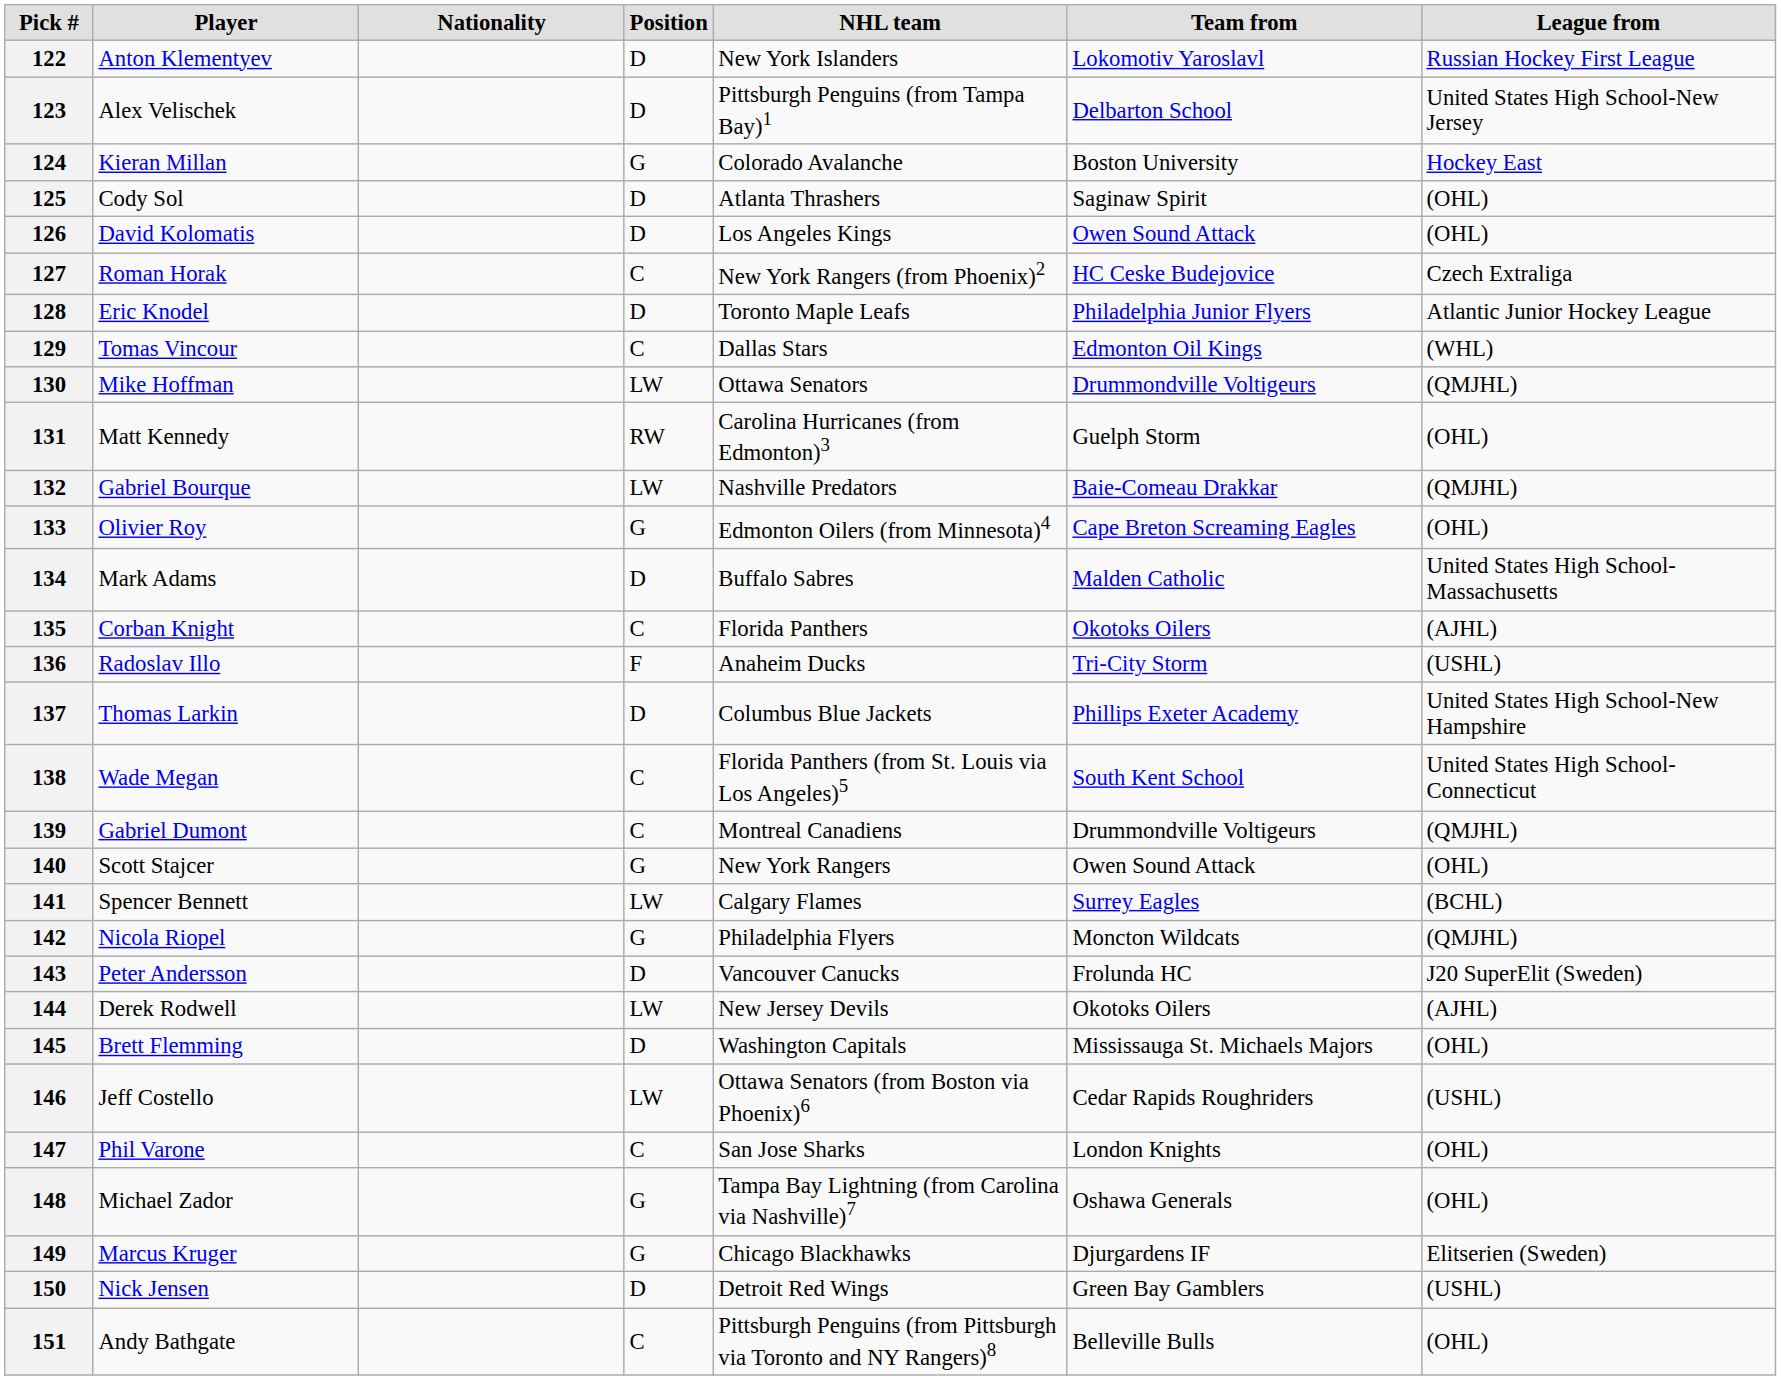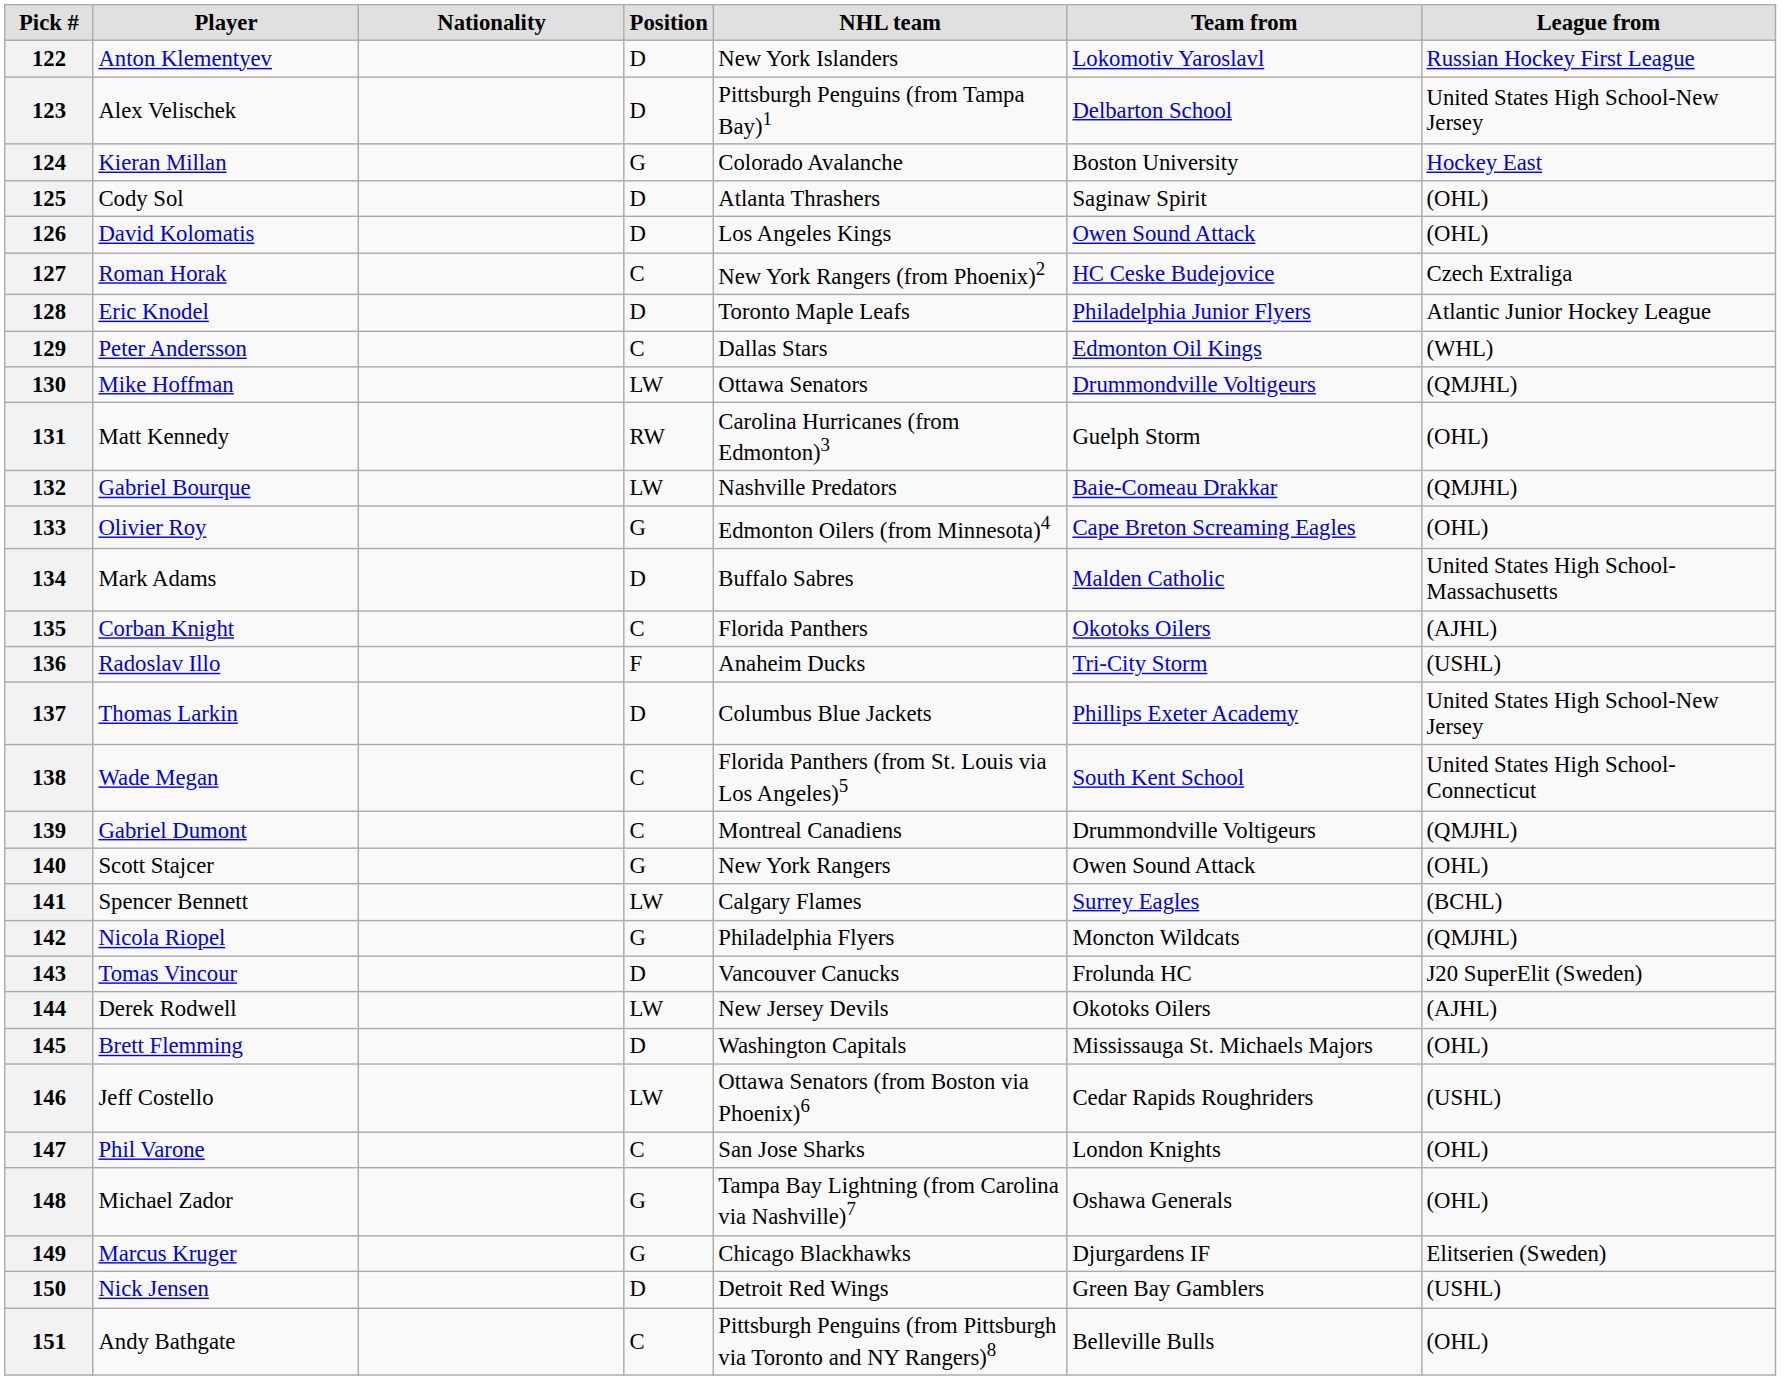(168, 348) Tomas Vincour -> (173, 348) Peter Andersson
(1573, 713) United States High School-New Hampshire -> (1573, 713) United States High School-New Jersey
(173, 973) Peter Andersson -> (168, 973) Tomas Vincour
